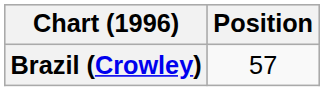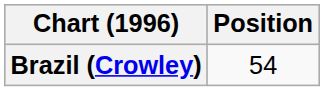(263, 64) 57 -> (263, 64) 54
